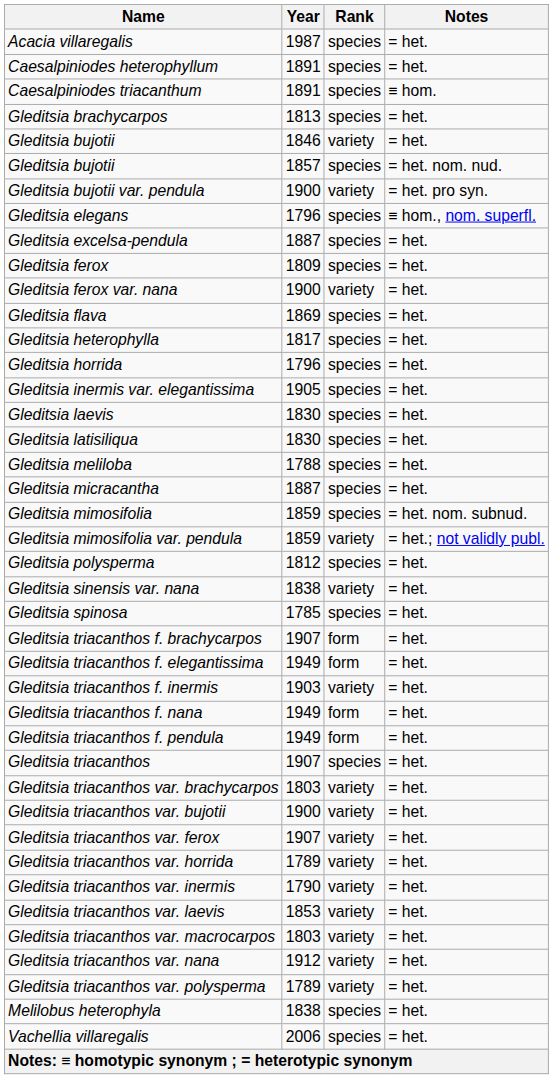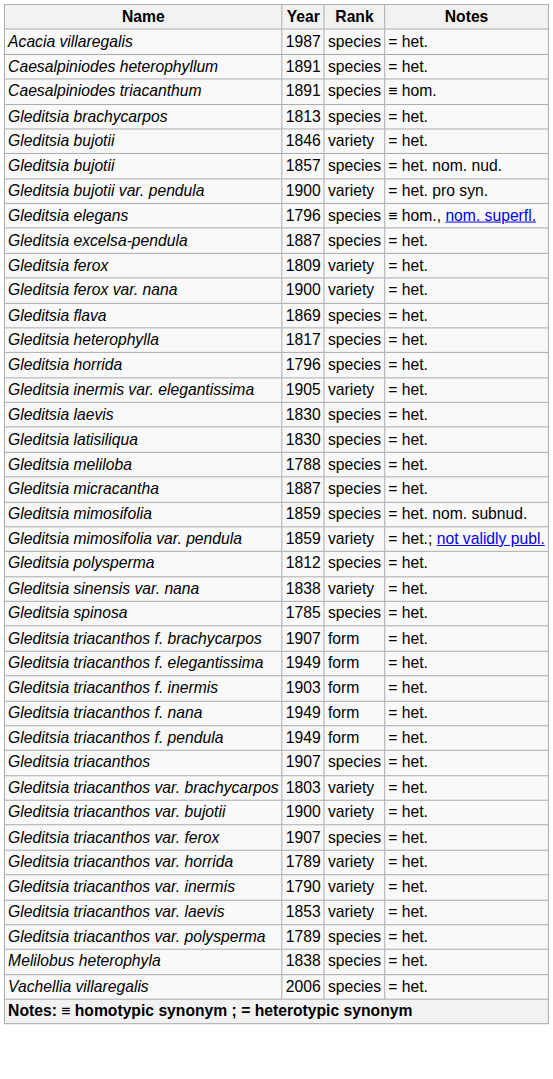(354, 265) species -> (351, 265) variety
(354, 389) species -> (351, 389) variety
(351, 688) variety -> (344, 688) form
(351, 837) variety -> (354, 837) species
- row: (142, 937)
- row: (114, 961)
(351, 986) variety -> (354, 937) species
